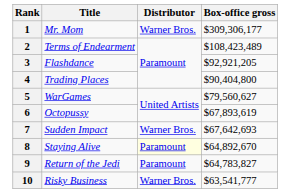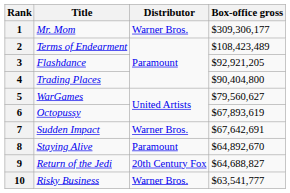(230, 130) $67,642,693 -> (238, 130) $67,642,691
(163, 146) lightyellow background -> (155, 146) no background
(163, 163) Paramount -> (169, 163) 20th Century Fox
(230, 163) $64,783,827 -> (238, 163) $64,688,827
